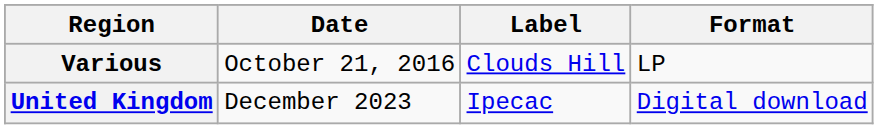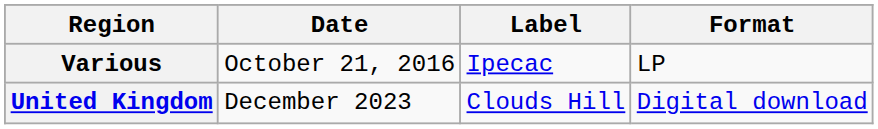(546, 64) Clouds Hill -> (510, 64) Ipecac
(510, 103) Ipecac -> (546, 103) Clouds Hill
